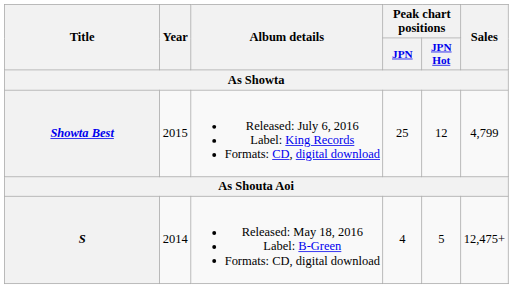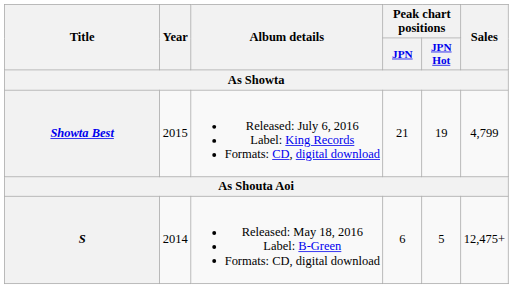(402, 133) 25 -> (402, 133) 21
(441, 133) 12 -> (441, 133) 19
(402, 240) 4 -> (402, 240) 6
